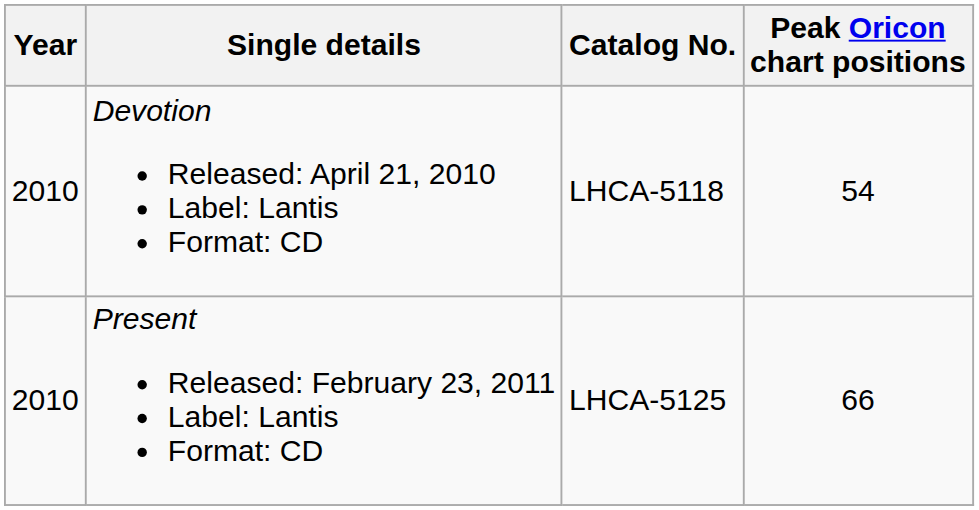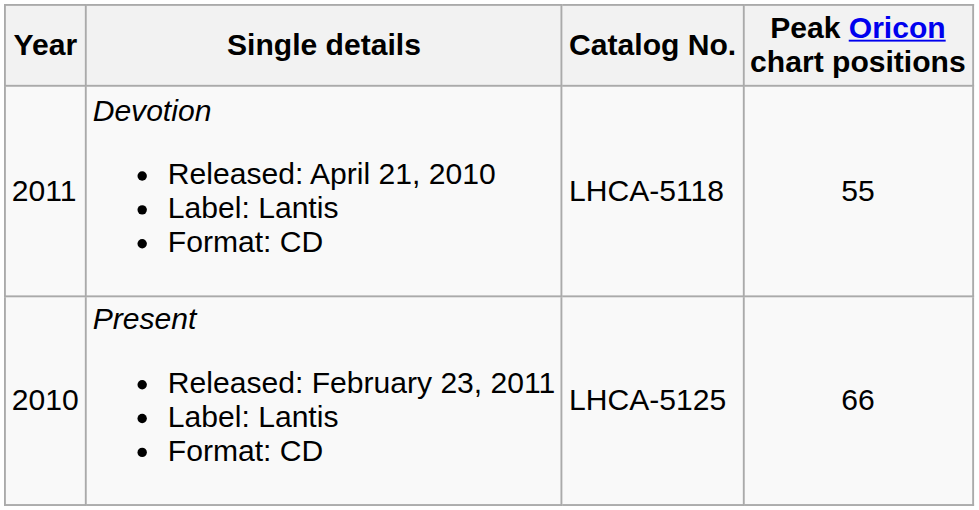(45, 190) 2010 -> (44, 190) 2011
(858, 190) 54 -> (858, 190) 55
